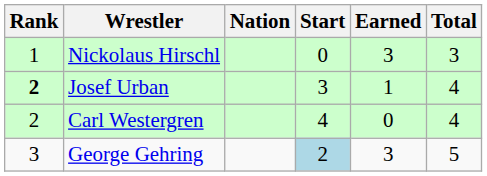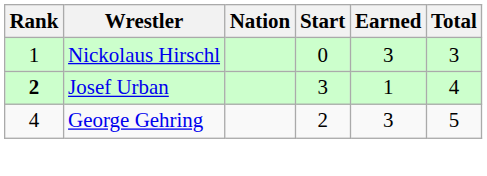- row: (136, 120)
(34, 154) 3 -> (34, 120) 4
(323, 154) lightblue background -> (323, 120) no background
